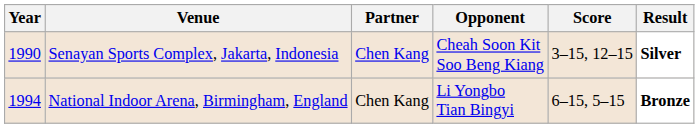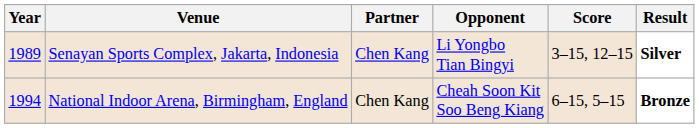(25, 54) 1990 -> (25, 54) 1989
(490, 54) Cheah Soon Kit Soo Beng Kiang -> (475, 54) Li Yongbo Tian Bingyi
(475, 100) Li Yongbo Tian Bingyi -> (490, 100) Cheah Soon Kit Soo Beng Kiang
